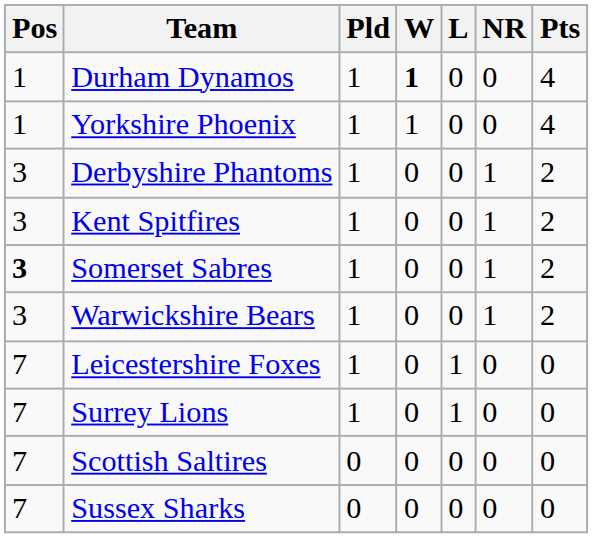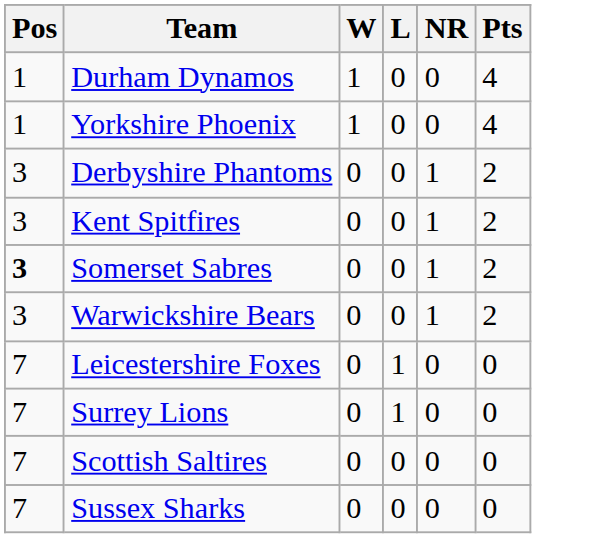- column: (368, 28)
(412, 76) bold -> (354, 76) normal
